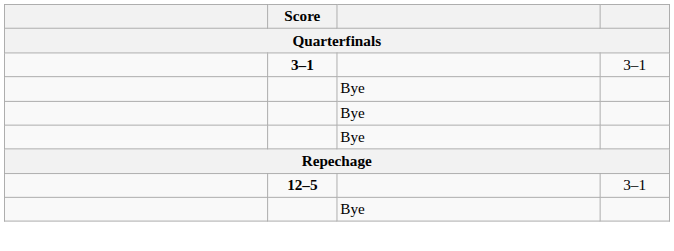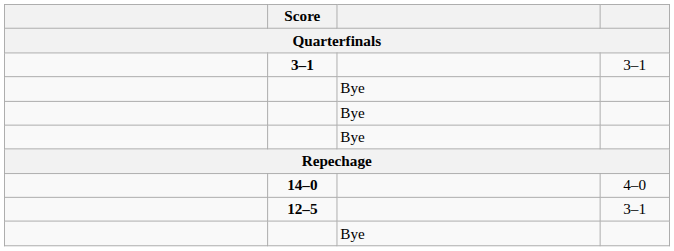+ row: (302, 185)
